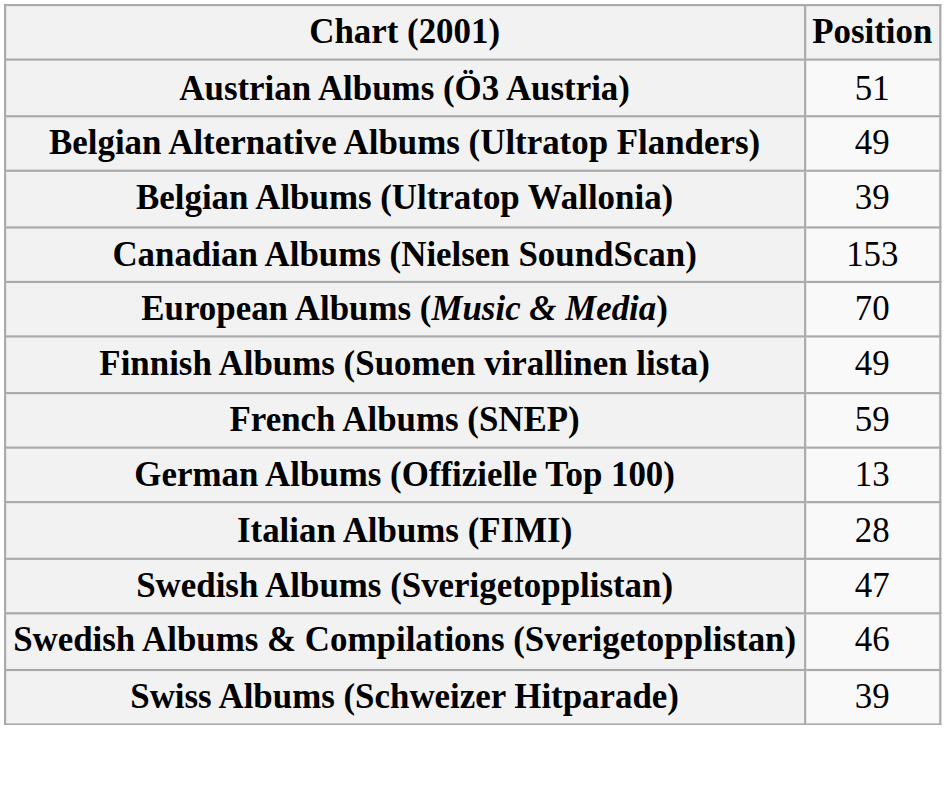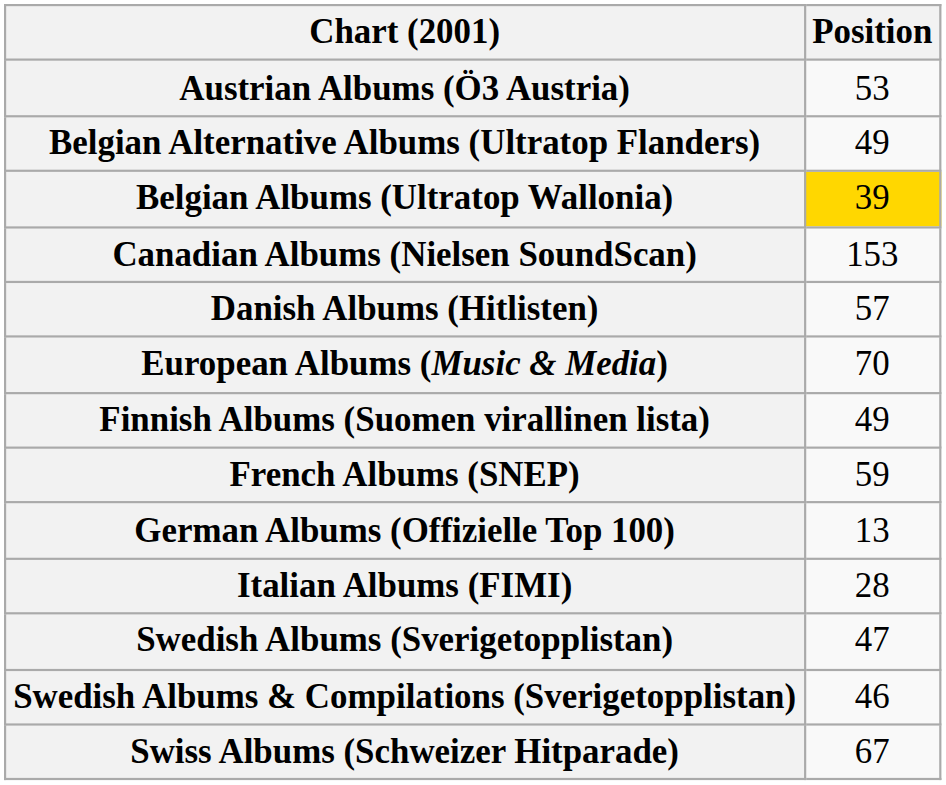(872, 87) 51 -> (872, 87) 53
(872, 198) no background -> (872, 198) gold background
+ row: (405, 308)
(872, 695) 39 -> (872, 751) 67
